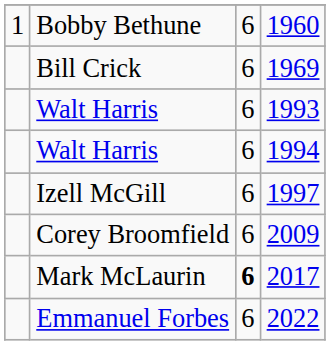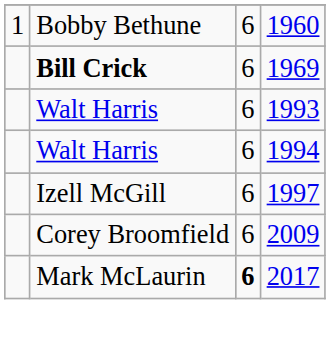(89, 67) normal -> (92, 67) bold
- row: (293, 318)
